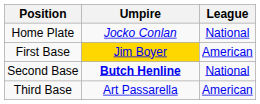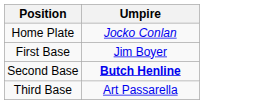- column: (227, 14)
(140, 52) gold background -> (140, 52) no background
